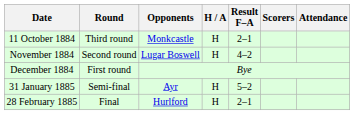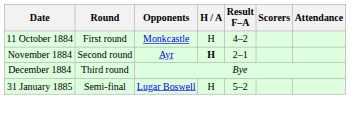(109, 39) Third round -> (105, 39) First round
(244, 39) 2–1 -> (240, 39) 4–2
(170, 54) Lugar Boswell -> (166, 54) Ayr
(215, 54) normal -> (211, 54) bold
(244, 54) 4–2 -> (240, 54) 2–1
(109, 70) First round -> (105, 70) Third round
(170, 86) Ayr -> (166, 86) Lugar Boswell
- row: (42, 102)
